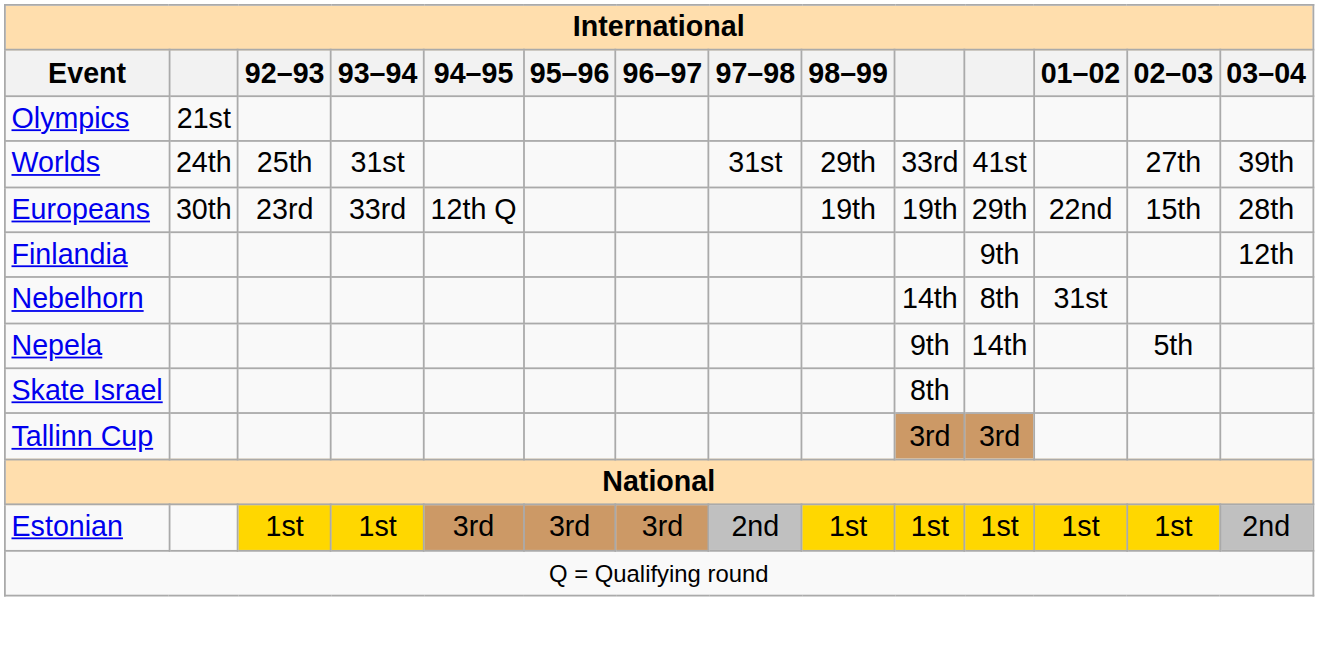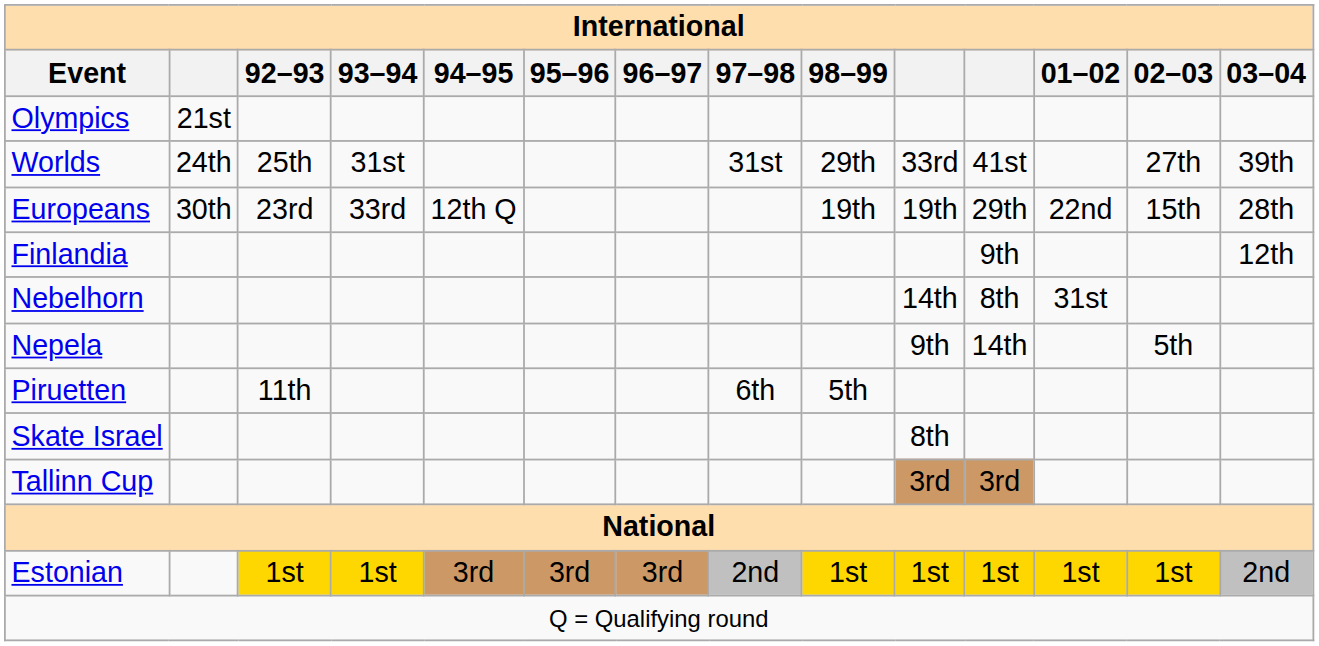+ row: (69, 390)
